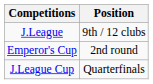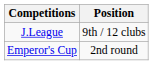- row: (42, 69)
